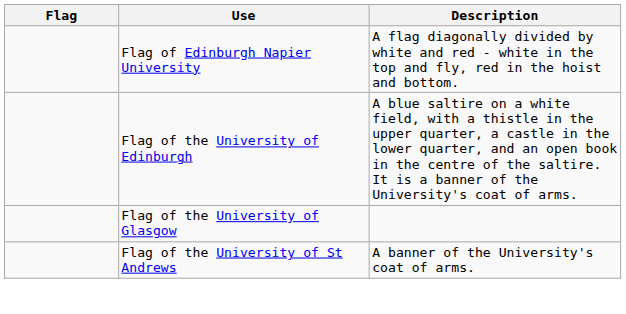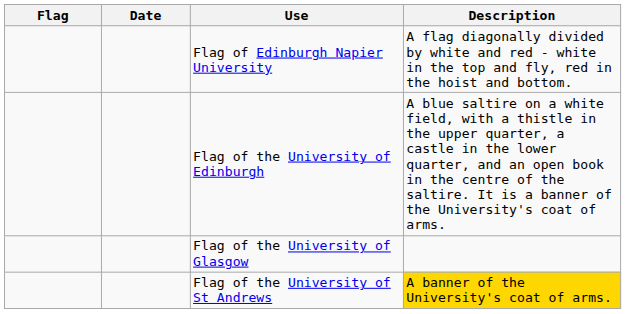+ column: (145, 15)
(483, 260) no background -> (509, 290) gold background
